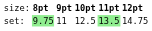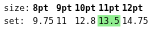(43, 21) lightgreen background -> (43, 21) no background
(85, 21) 12.5 -> (85, 21) 12.8
